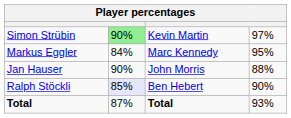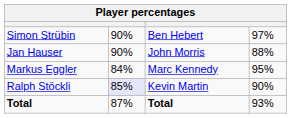(122, 35) lightgreen background -> (122, 35) no background
(178, 35) Kevin Martin -> (175, 35) Ben Hebert
rows swapped: (42, 52) <-> (35, 69)
(175, 87) Ben Hebert -> (178, 87) Kevin Martin
